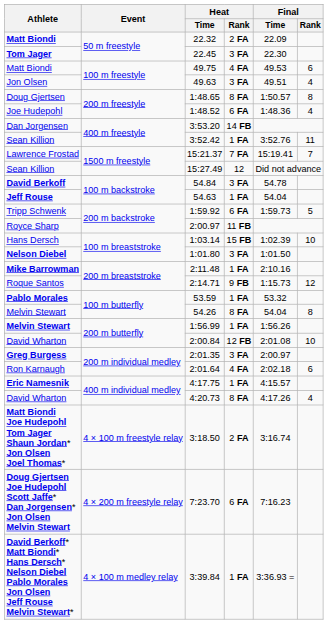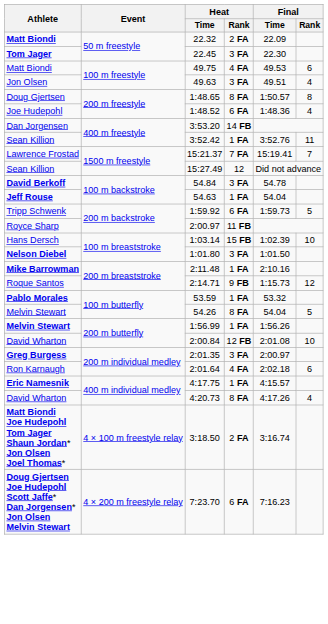(310, 312) 8 -> (310, 312) 5
- row: (205, 577)
